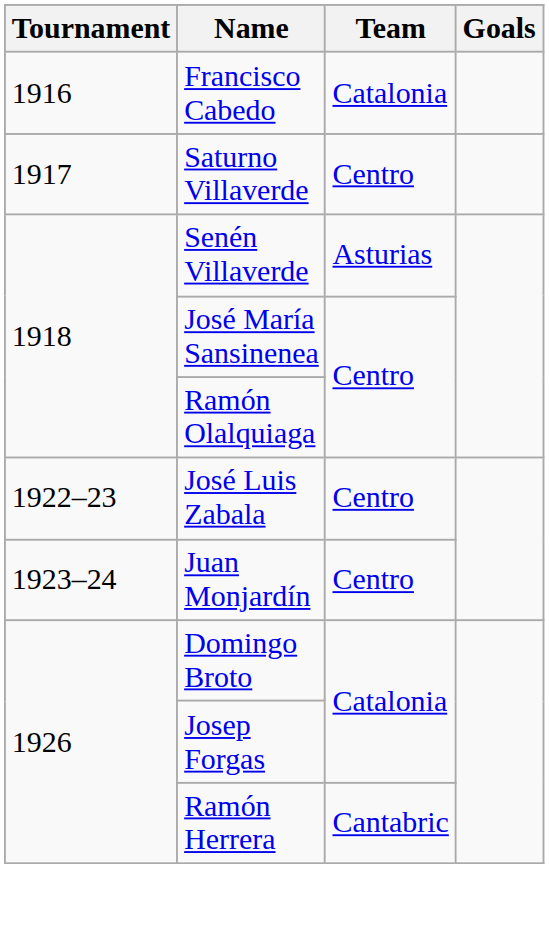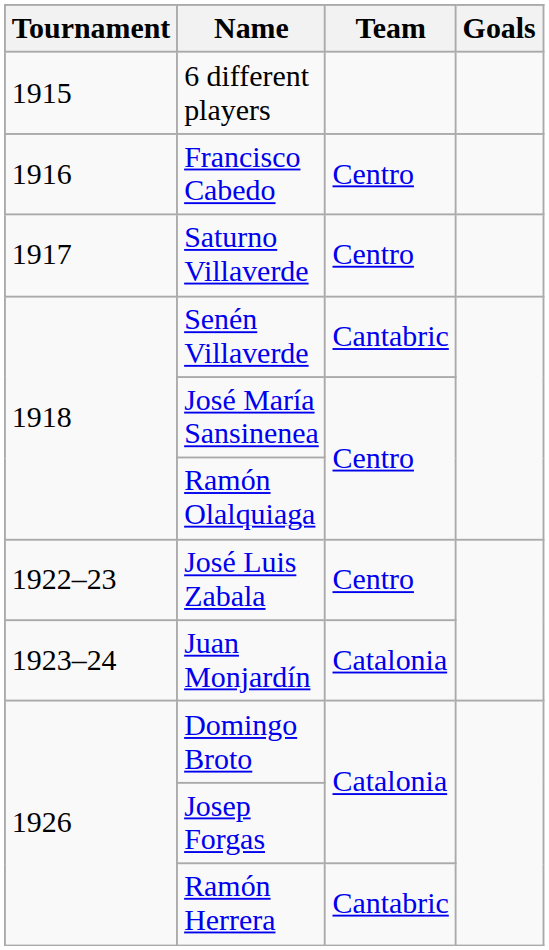+ row: (247, 92)
(390, 92) Catalonia -> (373, 173) Centro
(382, 254) Asturias -> (391, 335) Cantabric
(373, 579) Centro -> (390, 660) Catalonia
